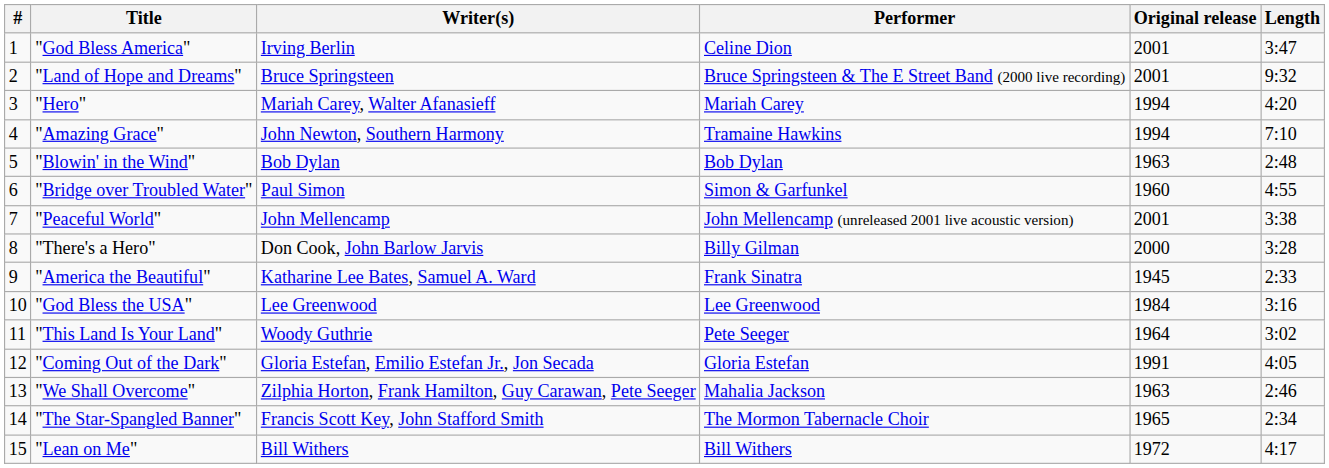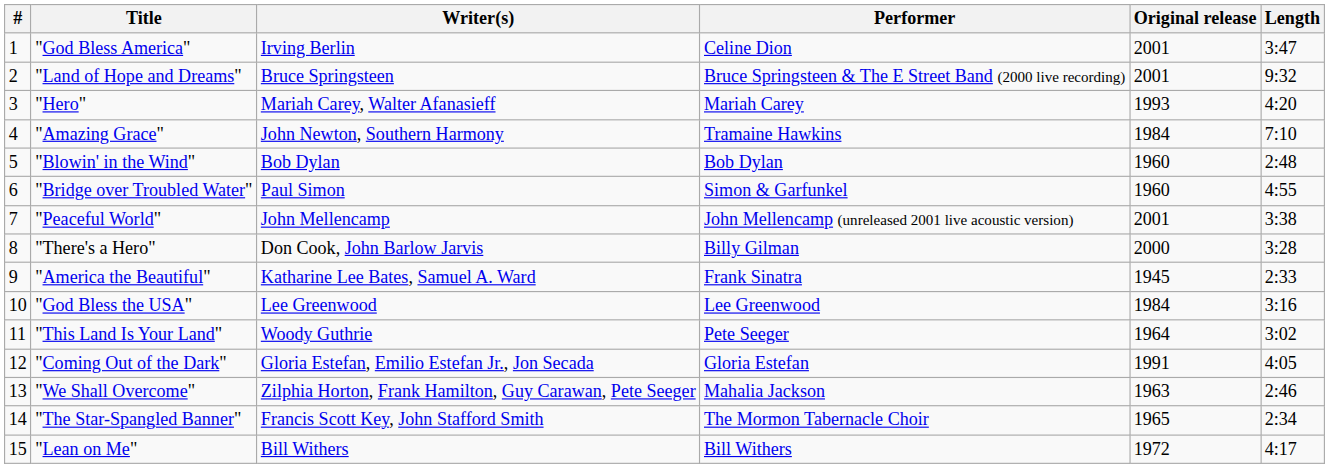(1152, 104) 1994 -> (1152, 104) 1993
(1152, 133) 1994 -> (1152, 133) 1984
(1152, 162) 1963 -> (1152, 162) 1960
